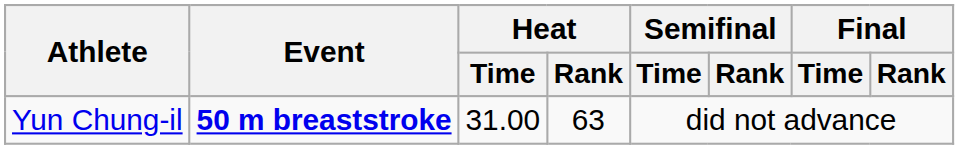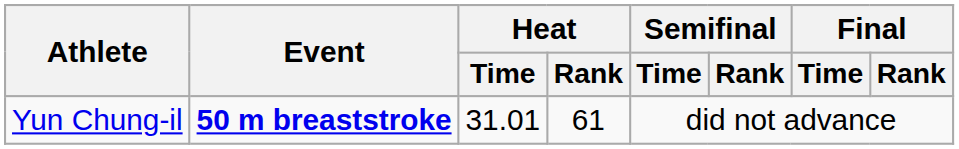(503, 121) 31.00 -> (503, 121) 31.01
(588, 121) 63 -> (588, 121) 61
